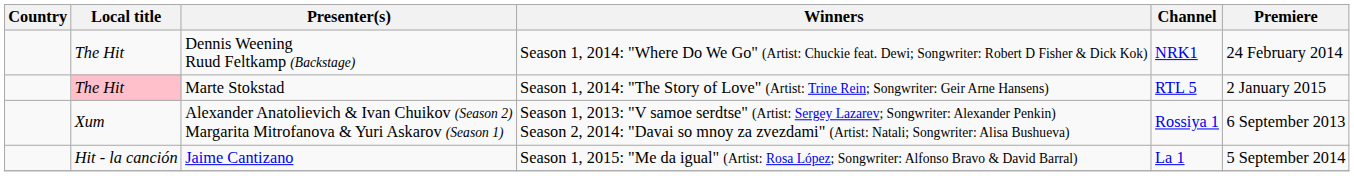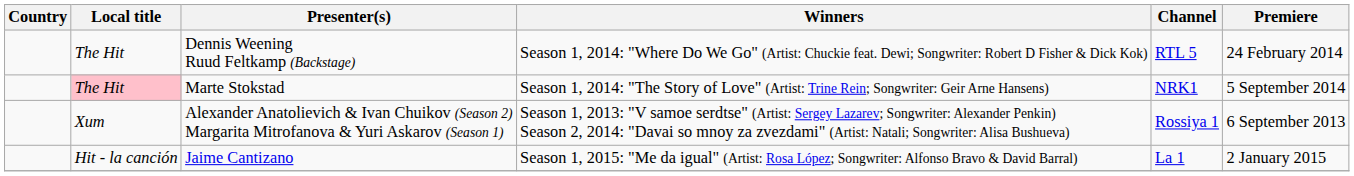(1176, 52) NRK1 -> (1176, 52) RTL 5
(1176, 87) RTL 5 -> (1176, 87) NRK1
(1276, 87) 2 January 2015 -> (1286, 87) 5 September 2014
(1286, 157) 5 September 2014 -> (1276, 157) 2 January 2015
